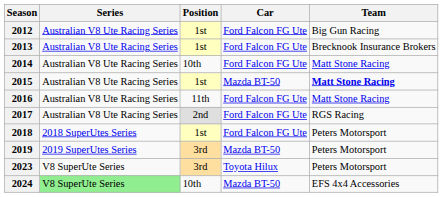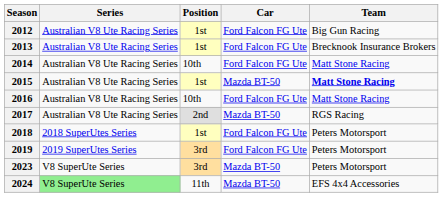(201, 98) 11th -> (192, 98) 10th
(265, 116) Ford Falcon FG Ute -> (252, 116) Mazda BT-50
(252, 150) Mazda BT-50 -> (265, 150) Ford Falcon FG Ute
(251, 167) Toyota Hilux -> (252, 167) Mazda BT-50
(192, 184) 10th -> (201, 184) 11th
